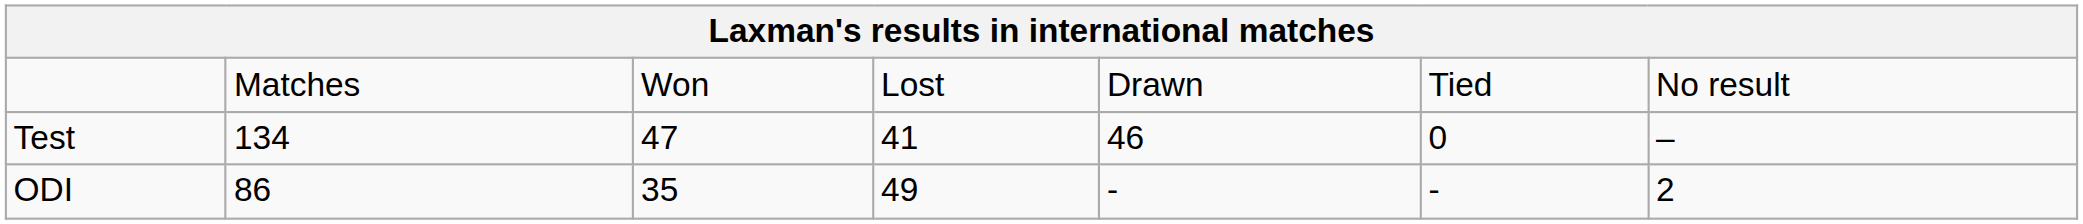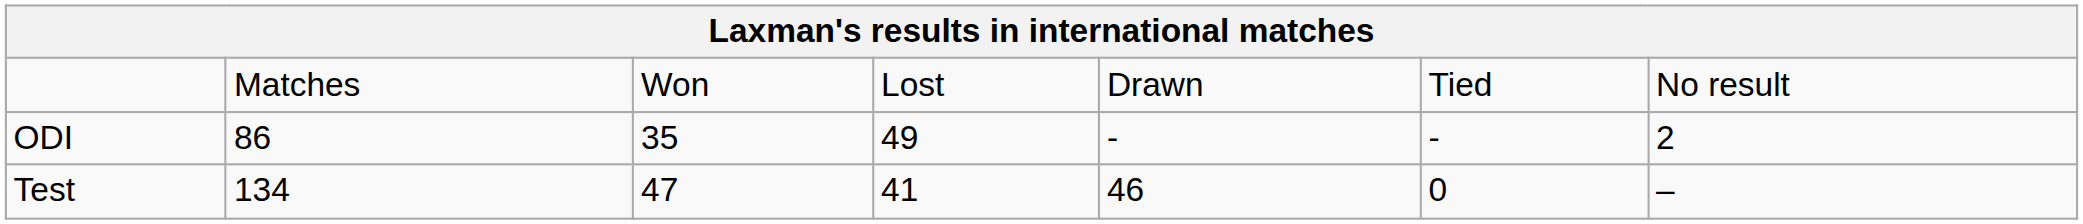rows swapped: (44, 137) <-> (43, 190)
